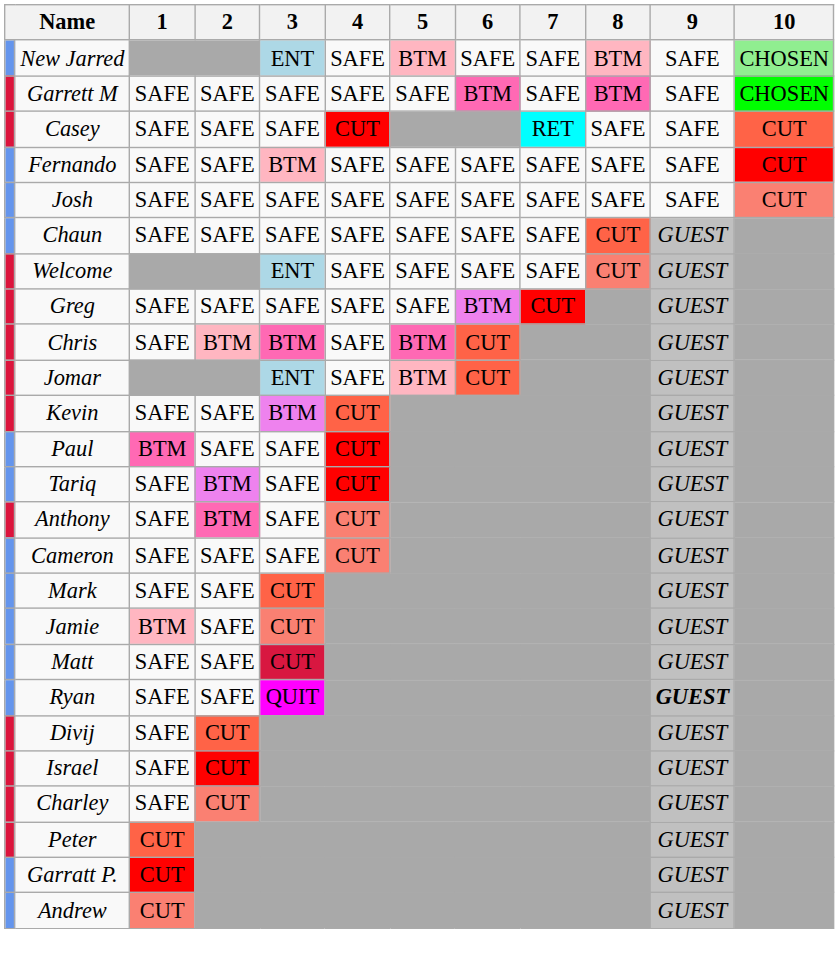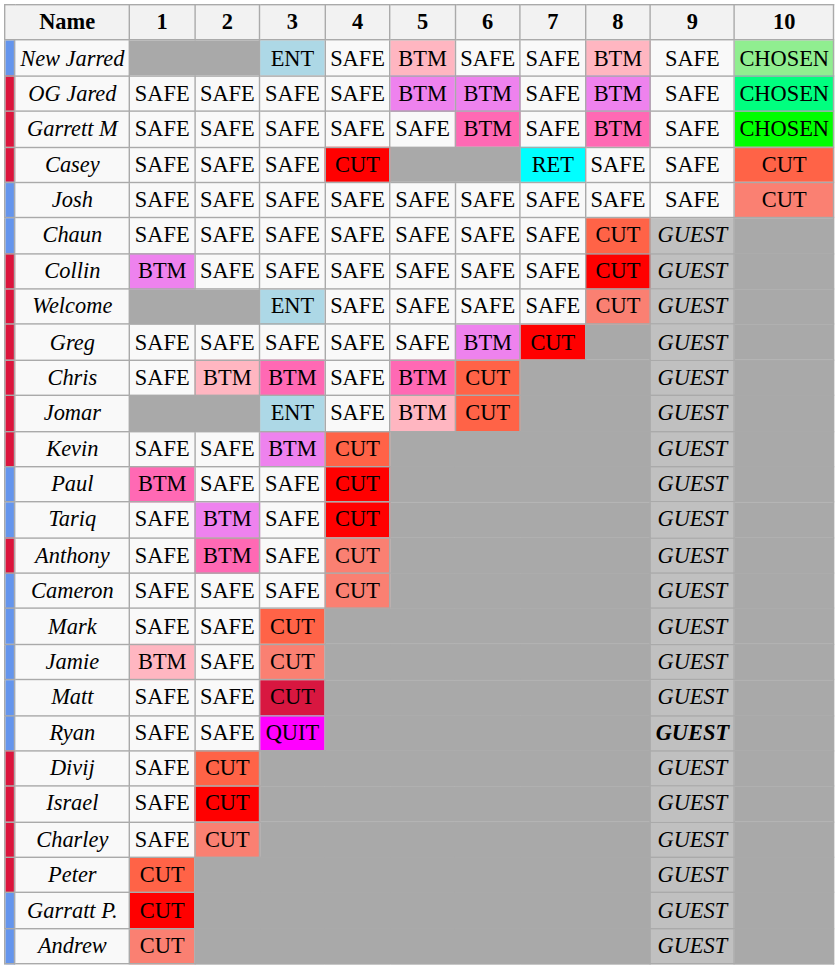+ row: (72, 93)
- row: (72, 164)
+ row: (72, 270)
